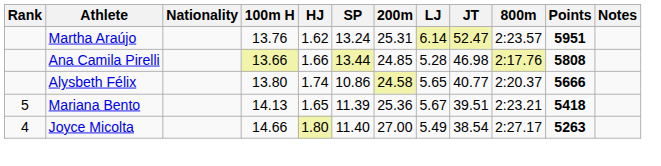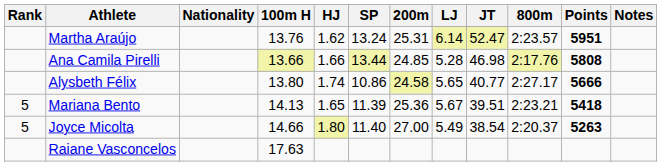(519, 82) 2:20.37 -> (535, 82) 2:27.17
(25, 127) 4 -> (25, 127) 5
(519, 127) 2:27.17 -> (535, 127) 2:20.37
+ row: (112, 149)
